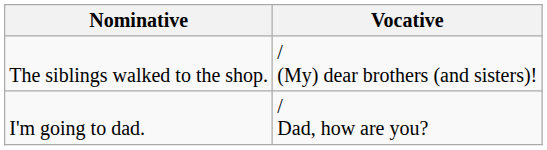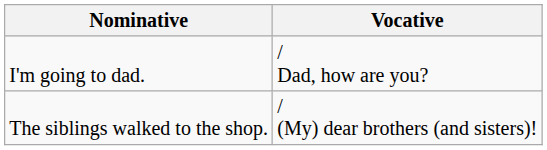rows swapped: (139, 74) <-> (77, 128)
